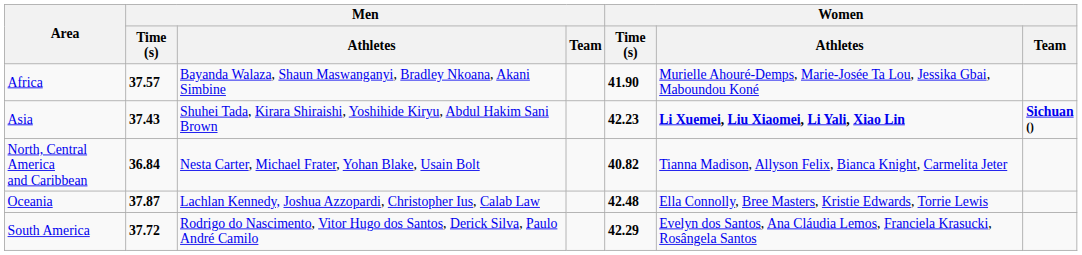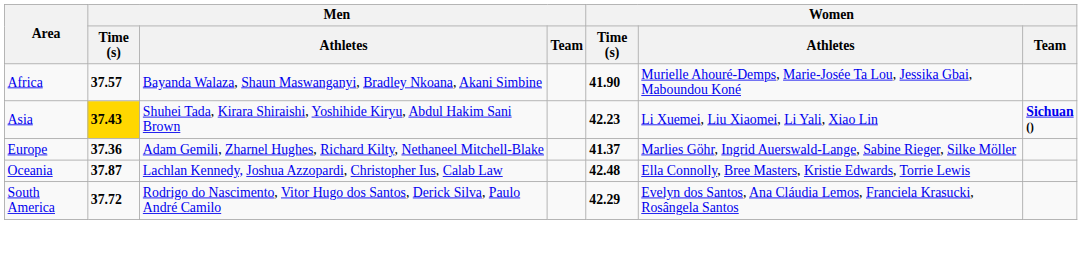(144, 119) no background -> (106, 119) gold background
(782, 119) bold -> (760, 119) normal
+ row: (27, 149)
- row: (48, 164)
